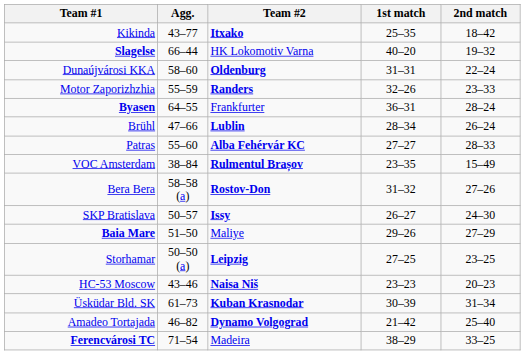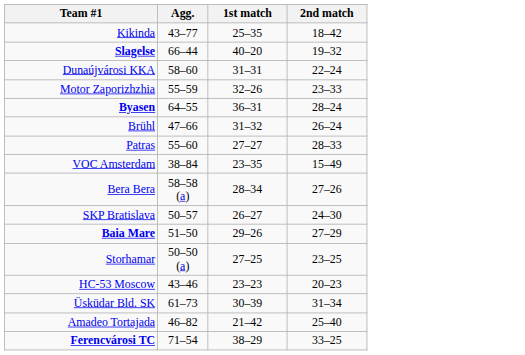- column: (284, 13)
(401, 126) 28–34 -> (247, 126) 31–32
(401, 189) 31–32 -> (247, 189) 28–34
